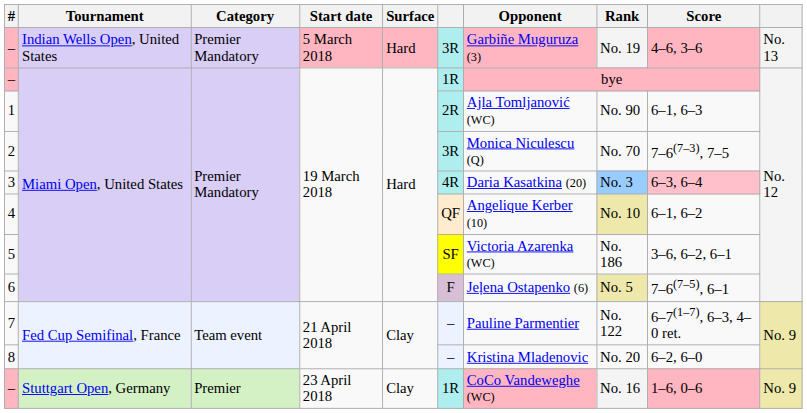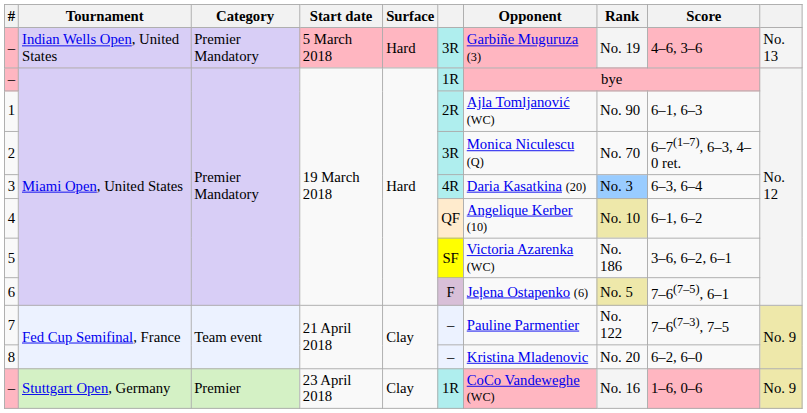(690, 150) 7–6(7–3), 7–5 -> (701, 152) 6–7(1–7), 6–3, 4–0 ret.
(677, 182) pink background -> (677, 186) no background
(701, 323) 6–7(1–7), 6–3, 4–0 ret. -> (690, 325) 7–6(7–3), 7–5
